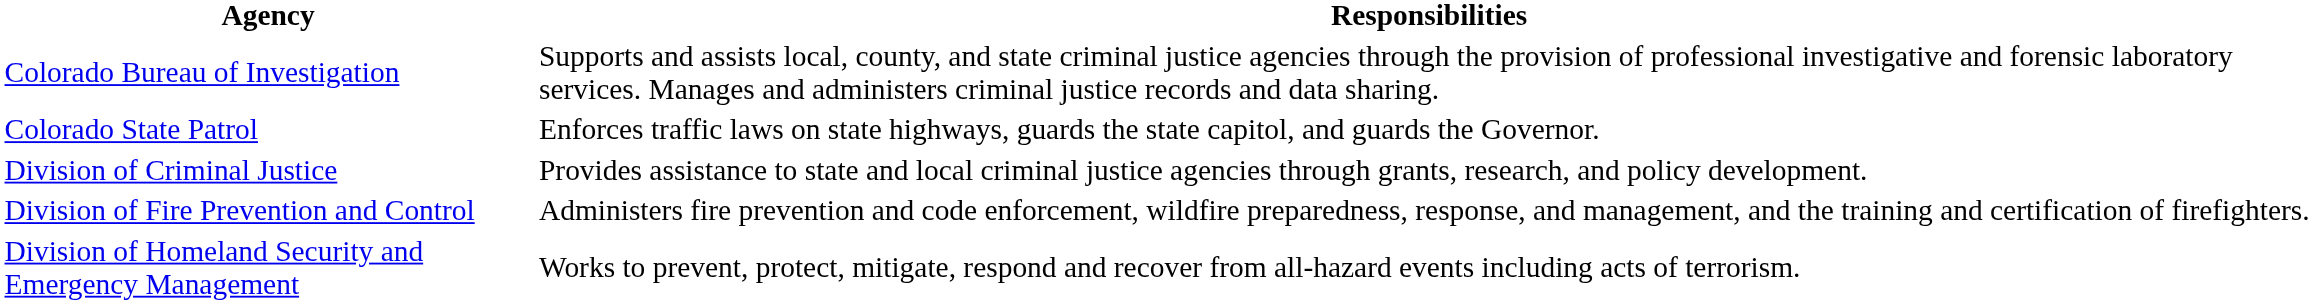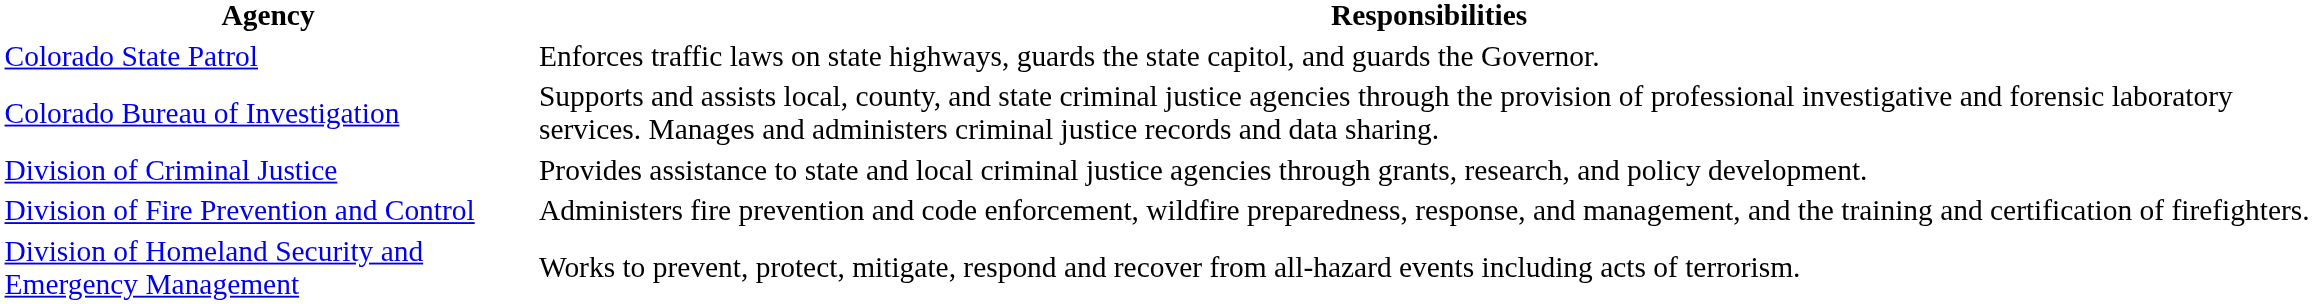rows swapped: (131, 129) <-> (202, 72)
